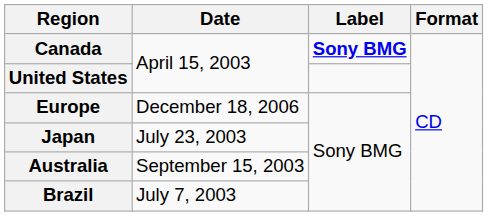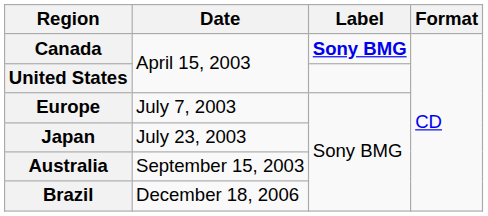(218, 107) December 18, 2006 -> (186, 107) July 7, 2003
(186, 195) July 7, 2003 -> (218, 195) December 18, 2006
